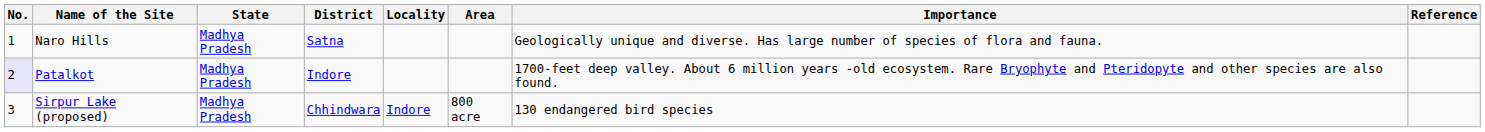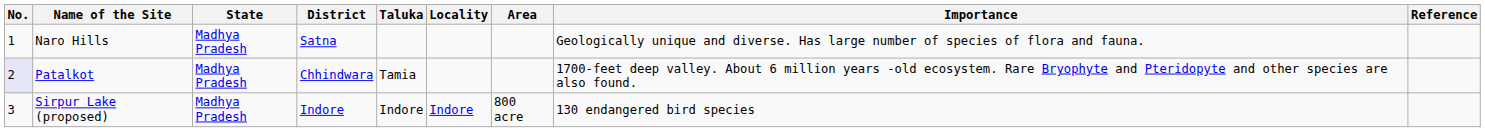+ column: (401, 14)
(329, 75) Indore -> (337, 75) Chhindwara
(344, 109) Chhindwara -> (322, 109) Indore
